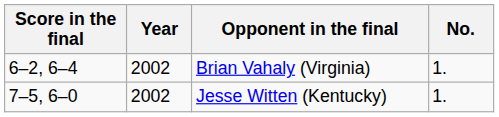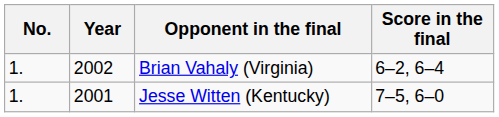columns swapped: (461, 28) <-> (66, 28)
(151, 96) 2002 -> (94, 96) 2001
